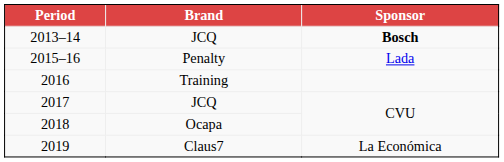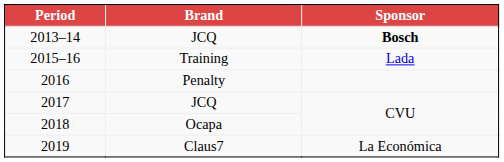(204, 58) Penalty -> (204, 58) Training
(204, 80) Training -> (204, 80) Penalty
